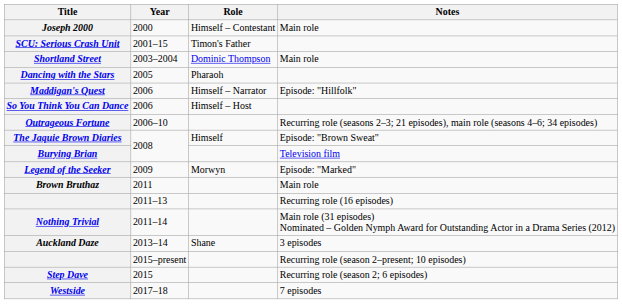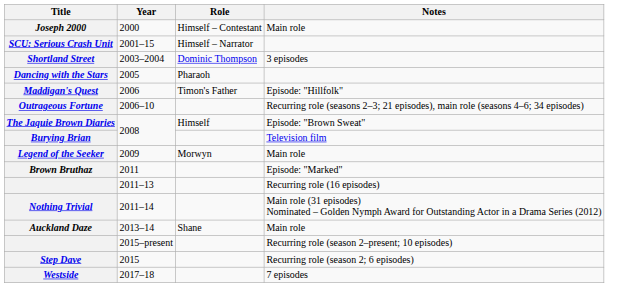(221, 43) Timon's Father -> (215, 43) Himself – Narrator
(299, 59) Main role -> (287, 59) 3 episodes
(229, 91) Himself – Narrator -> (207, 91) Timon's Father
- row: (67, 106)
(318, 169) Episode: "Marked" -> (286, 153) Main role
(299, 185) Main role -> (304, 169) Episode: "Marked"
(301, 243) 3 episodes -> (286, 228) Main role
